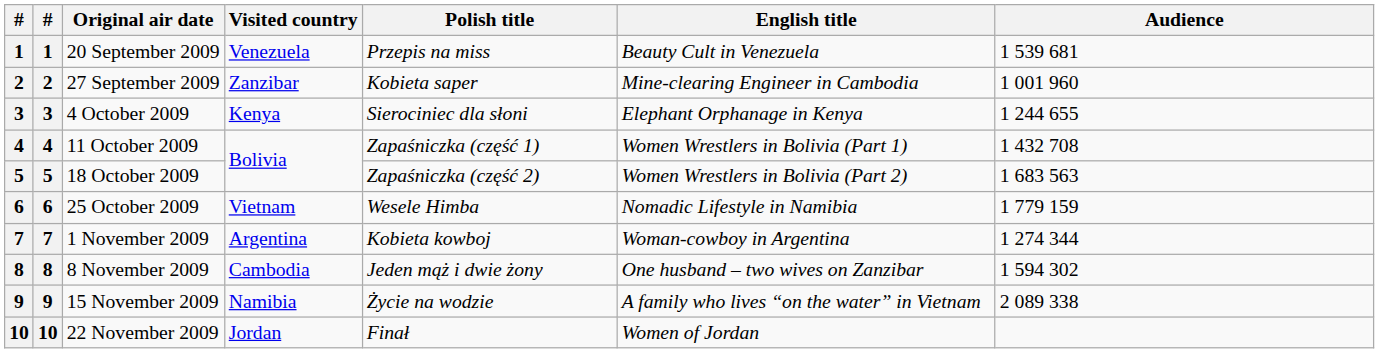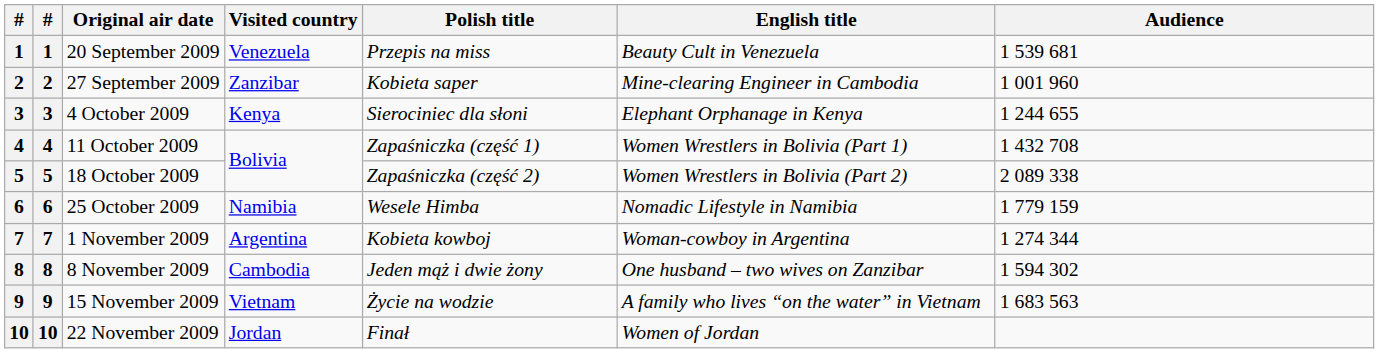(1039, 176) 1 683 563 -> (1039, 176) 2 089 338
(262, 207) Vietnam -> (263, 207) Namibia
(263, 301) Namibia -> (262, 301) Vietnam
(1039, 301) 2 089 338 -> (1039, 301) 1 683 563
